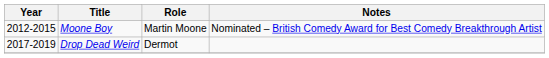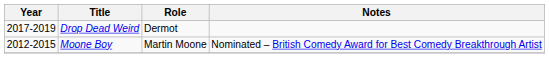rows swapped: (86, 28) <-> (100, 45)
